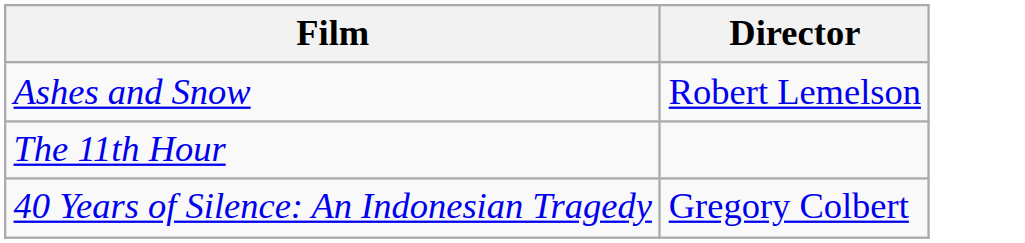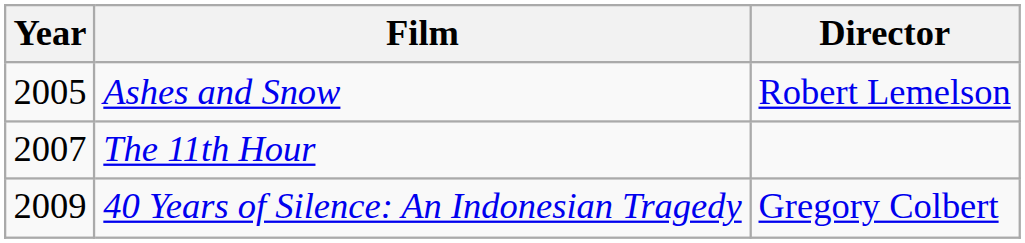+ column: (50, 33)
